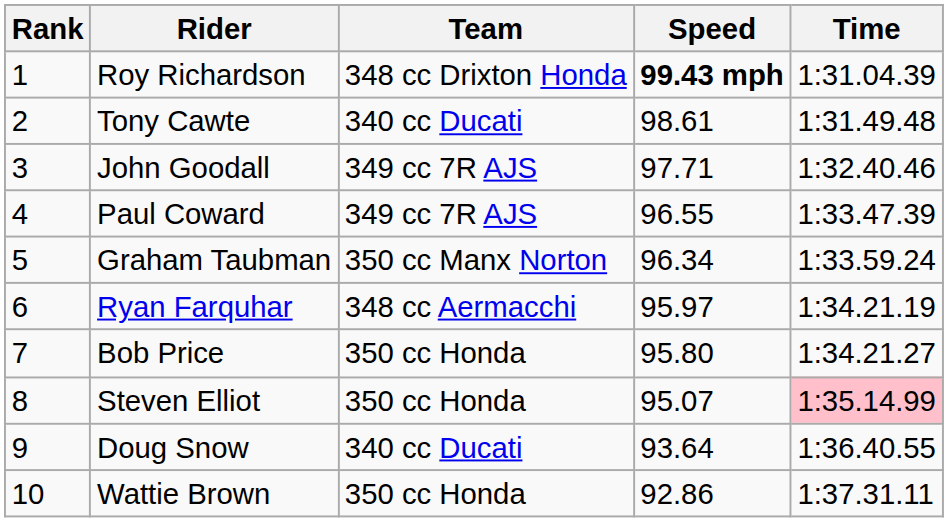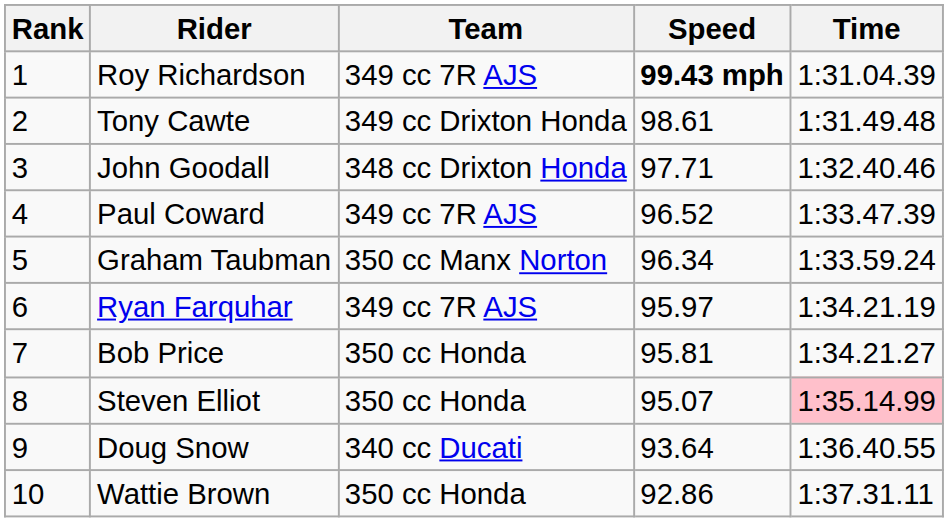(486, 75) 348 cc Drixton Honda -> (441, 75) 349 cc 7R AJS
(434, 121) 340 cc Ducati -> (486, 121) 349 cc Drixton Honda
(441, 168) 349 cc 7R AJS -> (486, 168) 348 cc Drixton Honda
(677, 214) 96.55 -> (677, 214) 96.52
(461, 307) 348 cc Aermacchi -> (441, 307) 349 cc 7R AJS
(677, 353) 95.80 -> (677, 353) 95.81
